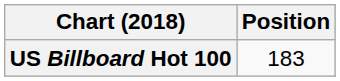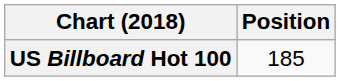(286, 57) 183 -> (286, 57) 185
